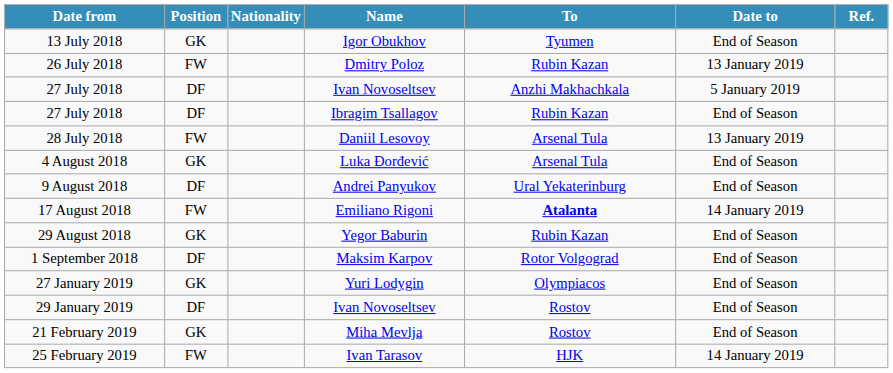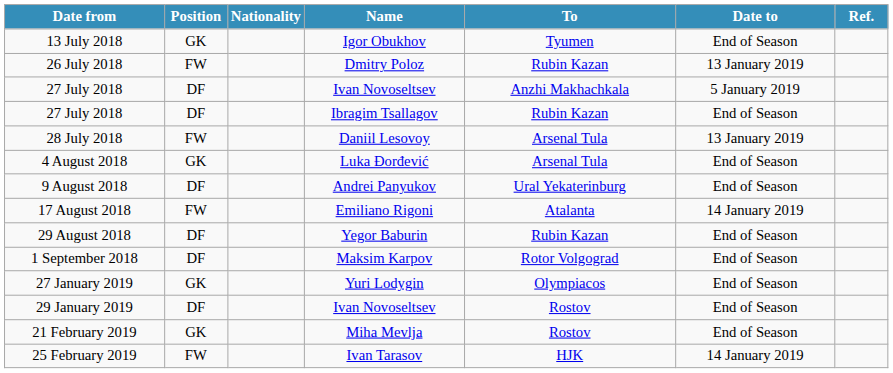(570, 210) bold -> (570, 210) normal
(196, 235) GK -> (196, 235) DF
